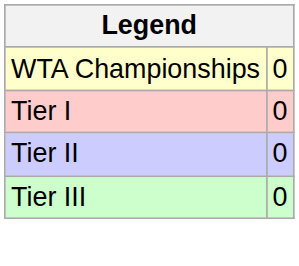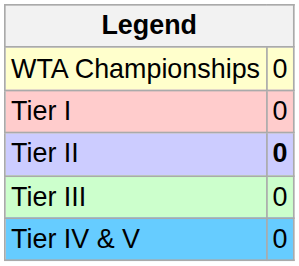(280, 153) normal -> (280, 153) bold
+ row: (76, 238)
